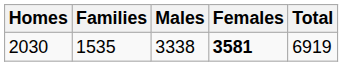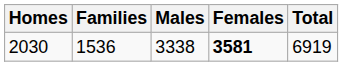(96, 46) 1535 -> (96, 46) 1536
